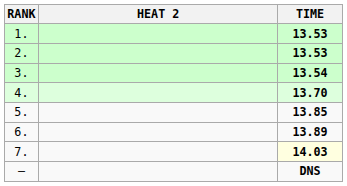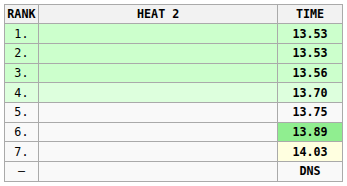(310, 73) 13.54 -> (310, 73) 13.56
(310, 112) 13.85 -> (310, 112) 13.75
(310, 132) no background -> (310, 132) lightgreen background
